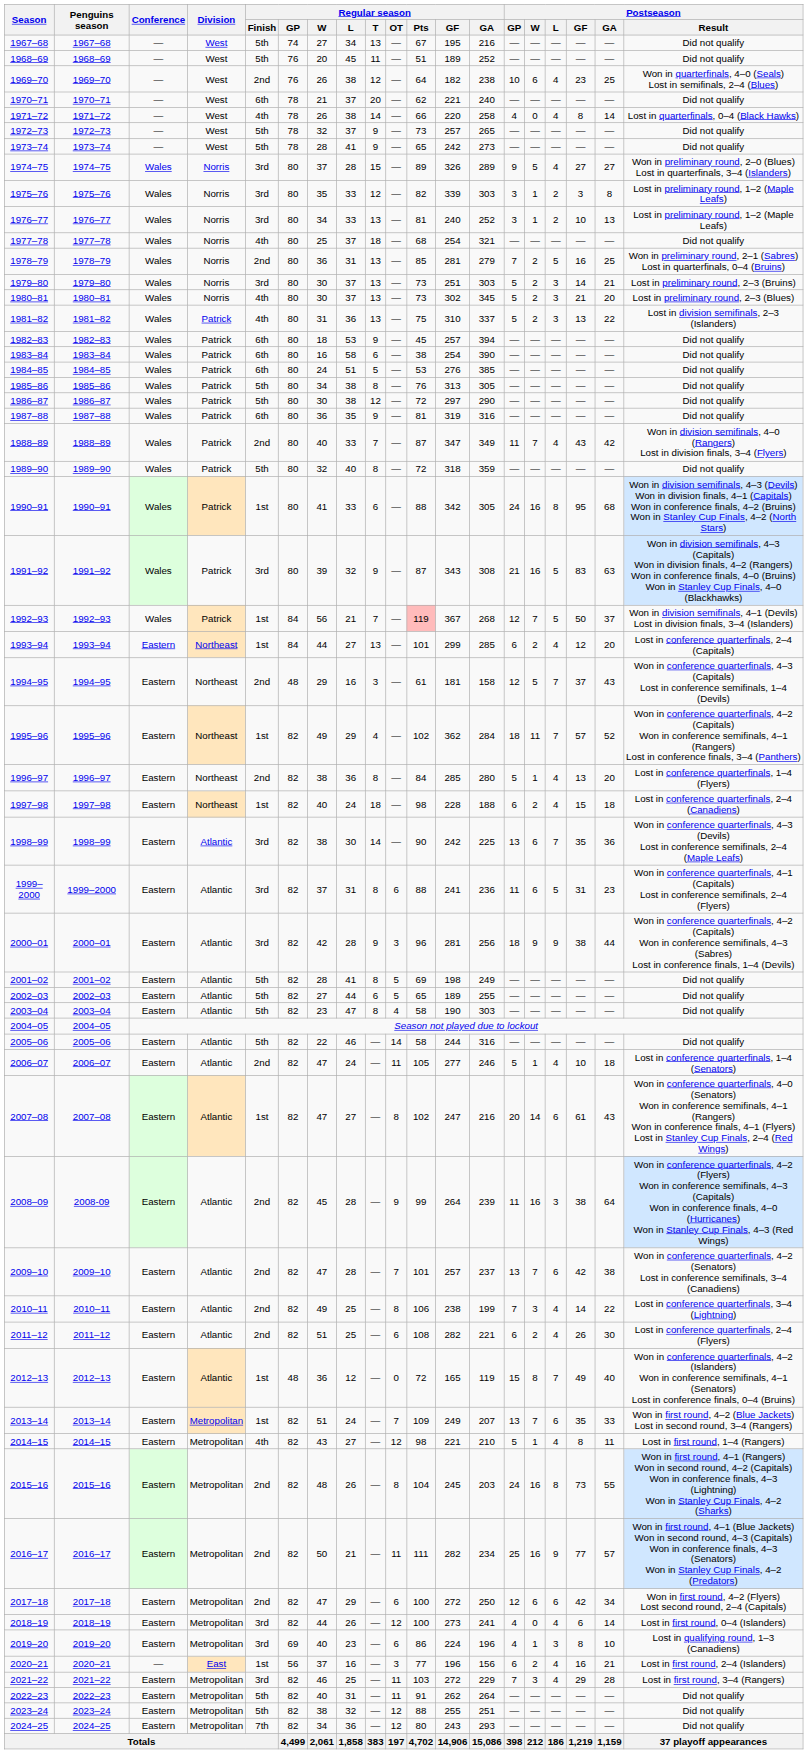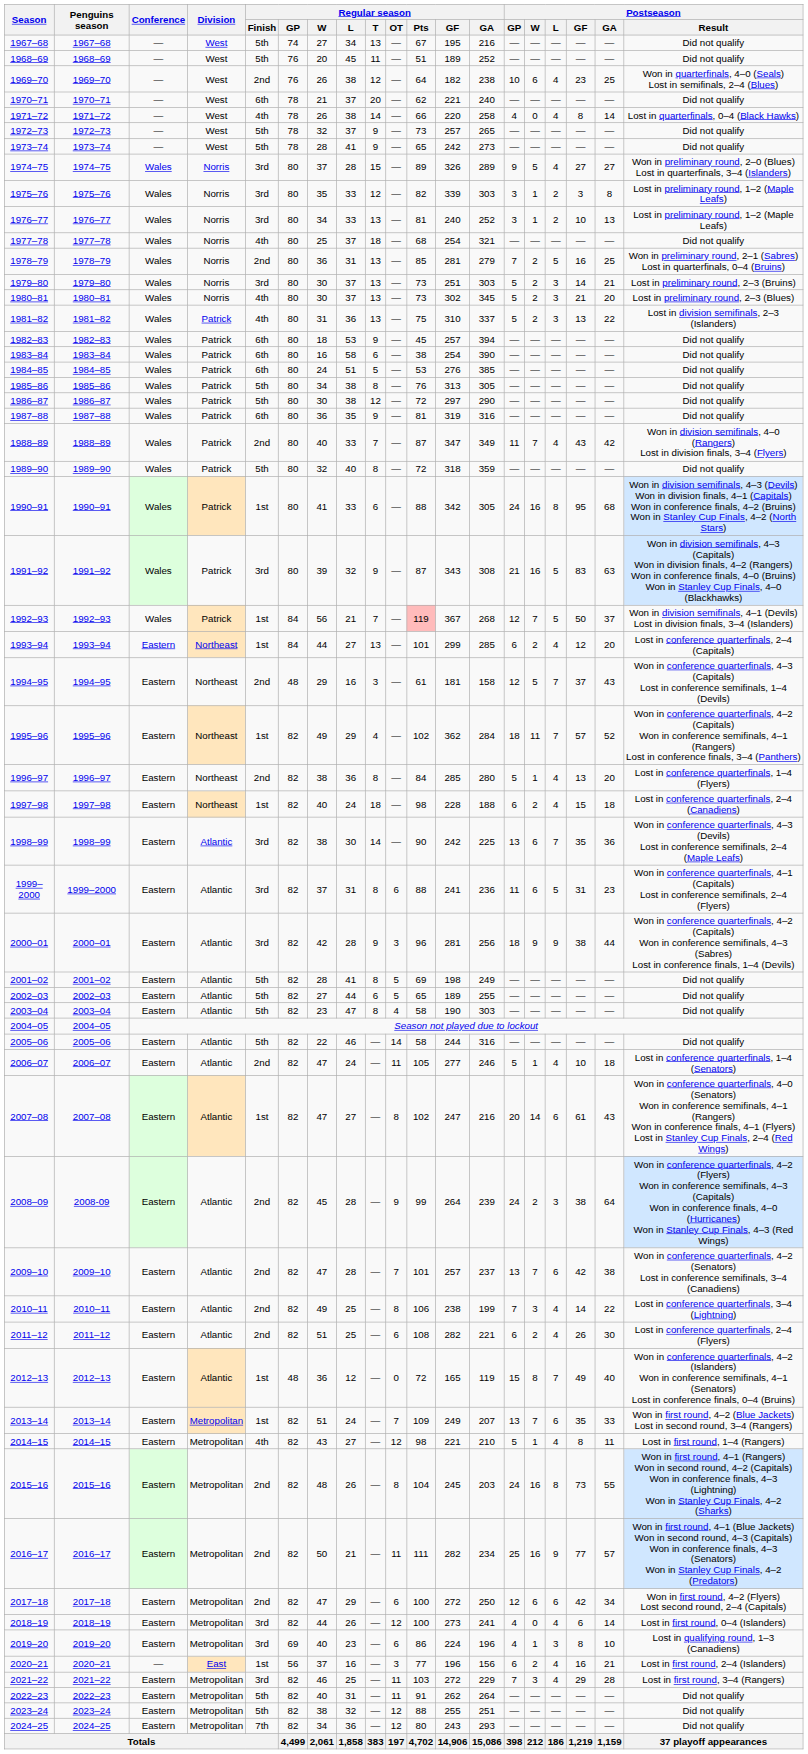(514, 1202) 11 -> (514, 1202) 24
(535, 1202) 16 -> (535, 1202) 2
